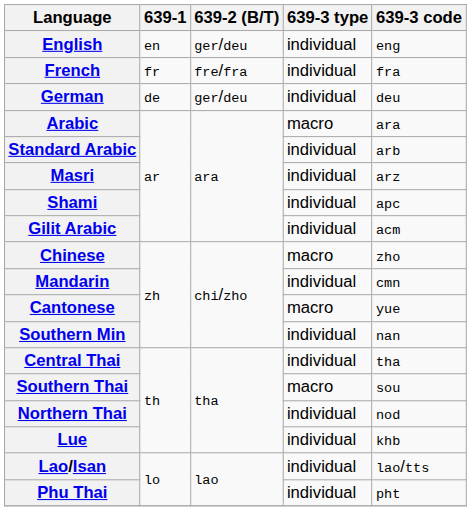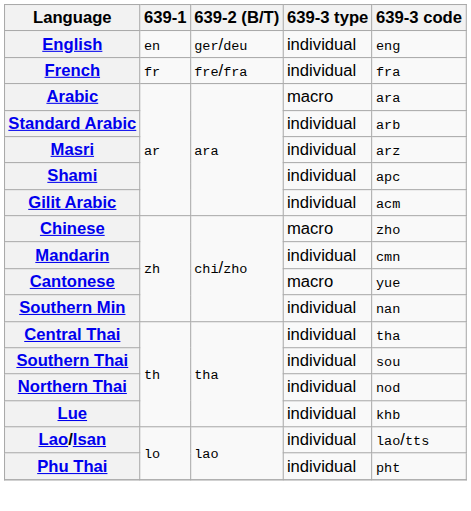- row: (72, 96)
(310, 387) macro -> (322, 360) individual
